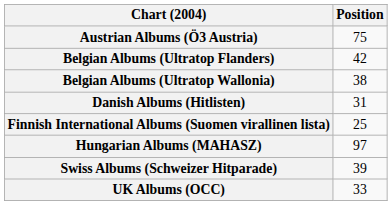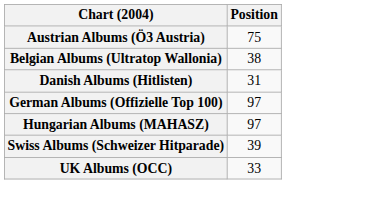- row: (169, 59)
- row: (169, 124)
+ row: (116, 102)
